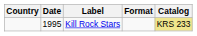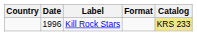(52, 24) 1995 -> (52, 24) 1996
